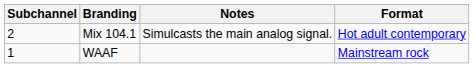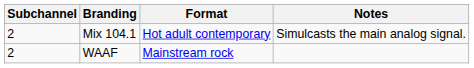columns swapped: (402, 14) <-> (237, 14)
(11, 53) 1 -> (11, 53) 2
